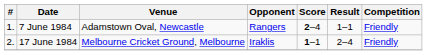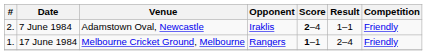(11, 27) 1. -> (11, 27) 2.
(267, 27) Rangers -> (262, 27) Iraklis
(11, 42) 2. -> (11, 42) 1.
(262, 42) Iraklis -> (267, 42) Rangers
